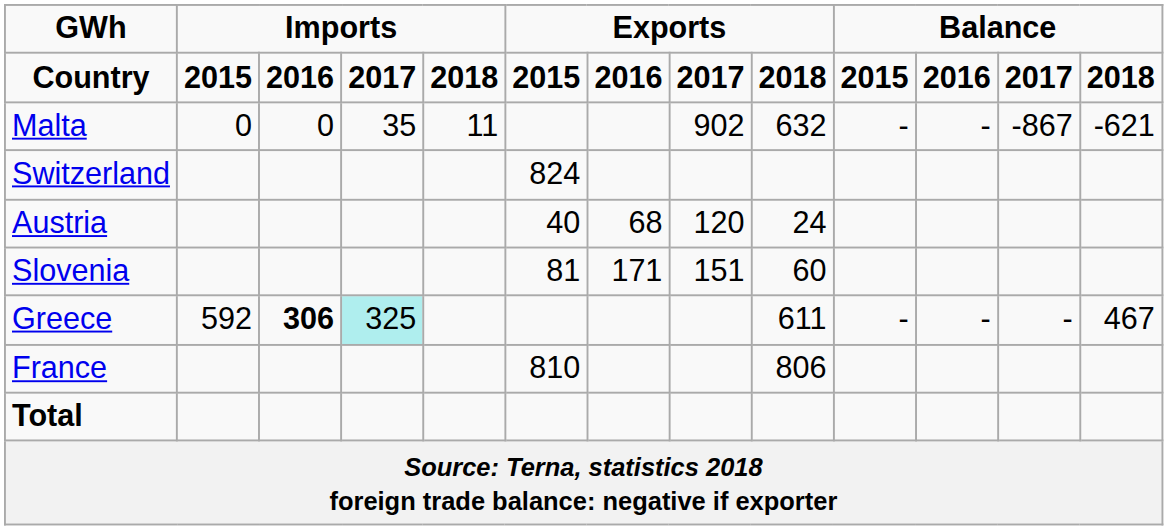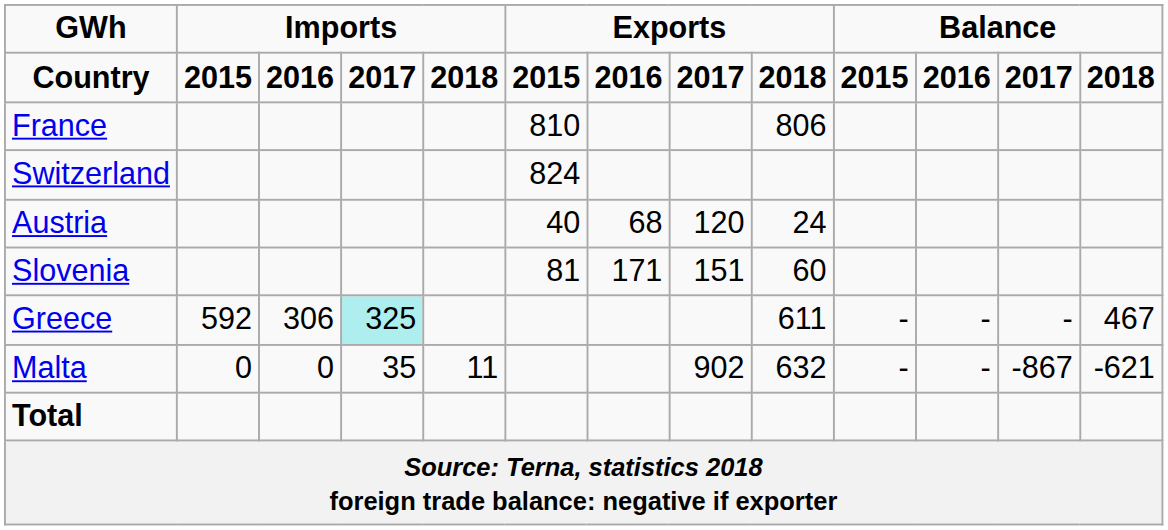rows swapped: (60, 367) <-> (49, 125)
(309, 319) bold -> (309, 319) normal
